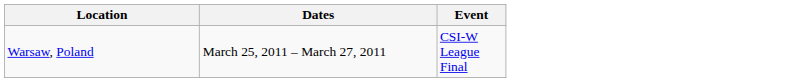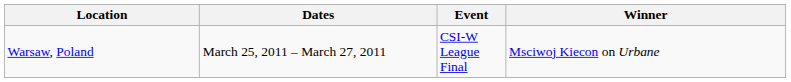+ column: (646, 15)
